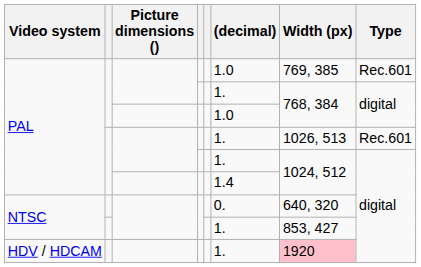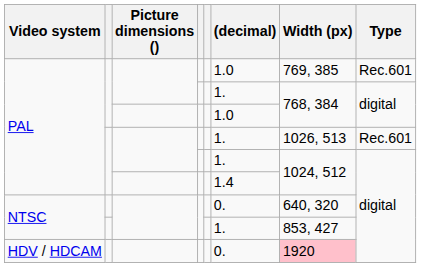(220, 251) 1. -> (220, 251) 0.
